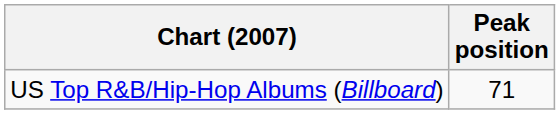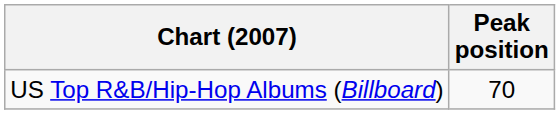(502, 89) 71 -> (502, 89) 70
